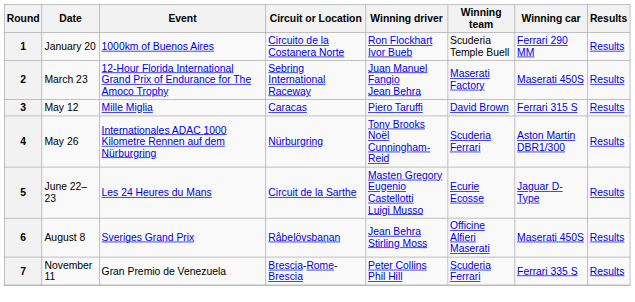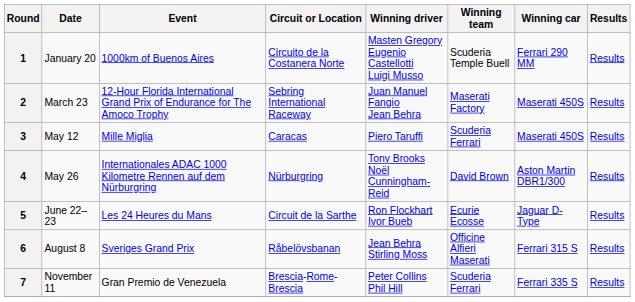(400, 47) Ron Flockhart Ivor Bueb -> (405, 58) Masten Gregory Eugenio Castellotti Luigi Musso
(479, 108) David Brown -> (470, 137) Scuderia Ferrari
(547, 108) Ferrari 315 S -> (551, 137) Maserati 450S
(470, 142) Scuderia Ferrari -> (479, 176) David Brown
(405, 193) Masten Gregory Eugenio Castellotti Luigi Musso -> (400, 216) Ron Flockhart Ivor Bueb
(551, 238) Maserati 450S -> (547, 249) Ferrari 315 S
